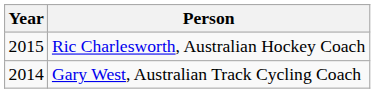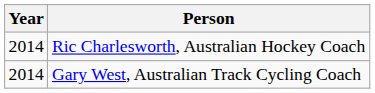(26, 46) 2015 -> (26, 46) 2014
